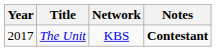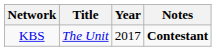columns swapped: (21, 14) <-> (116, 14)
